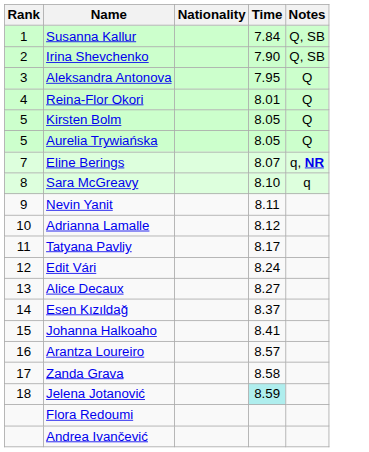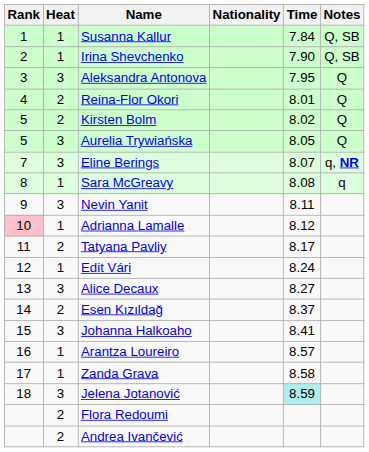+ column: (60, 15)
(267, 120) 8.05 -> (302, 120) 8.02
(267, 183) 8.10 -> (302, 183) 8.08
(24, 225) no background -> (24, 225) pink background
